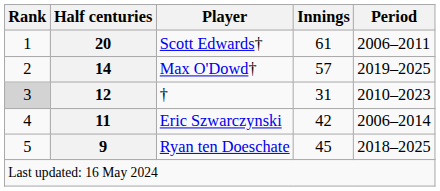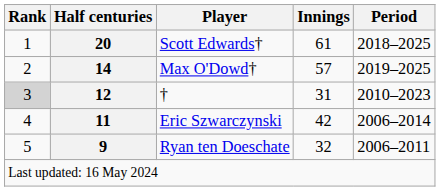(394, 43) 2006–2011 -> (394, 43) 2018–2025
(323, 146) 45 -> (323, 146) 32
(394, 146) 2018–2025 -> (394, 146) 2006–2011
